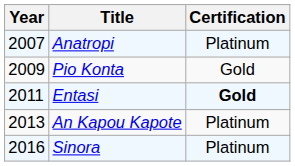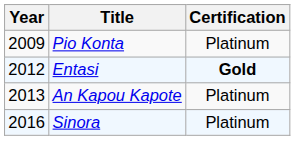- row: (83, 43)
(237, 69) Gold -> (237, 43) Platinum
(26, 95) 2011 -> (27, 69) 2012
